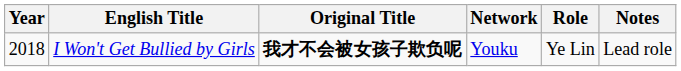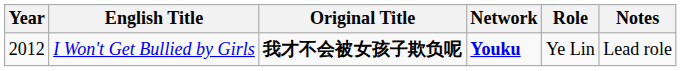(27, 49) 2018 -> (27, 49) 2012
(494, 49) normal -> (495, 49) bold
